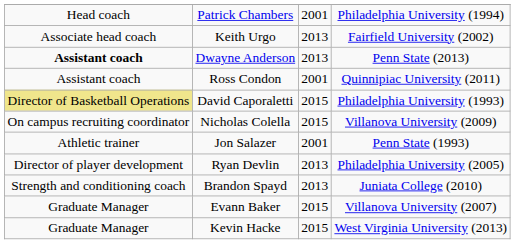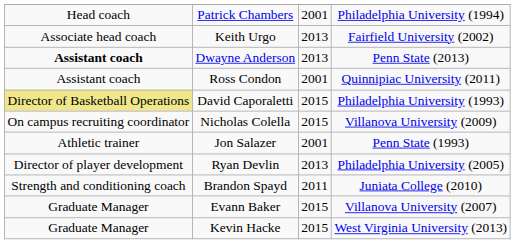(315, 185) 2013 -> (315, 185) 2011
